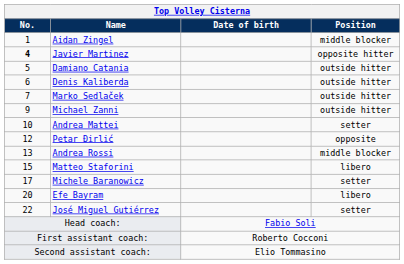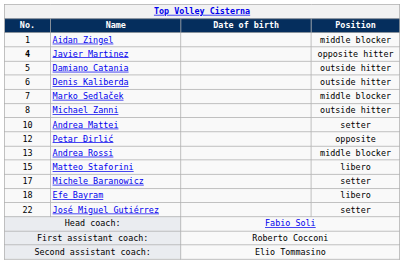(356, 96) outside hitter -> (356, 96) middle blocker
(27, 110) 9 -> (27, 110) 8
(27, 195) 20 -> (27, 195) 18
